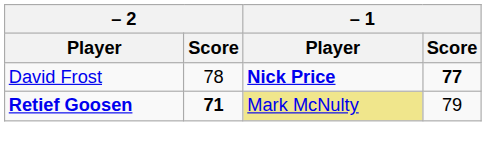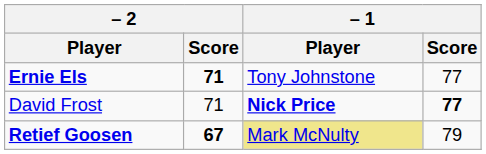+ row: (48, 76)
(214, 76) 78 -> (214, 105) 71
(214, 105) 71 -> (214, 134) 67
